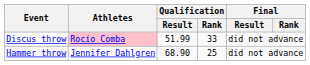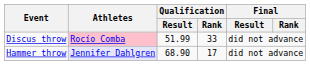(113, 53) no background -> (113, 53) lavender background
(212, 53) 25 -> (212, 53) 17
